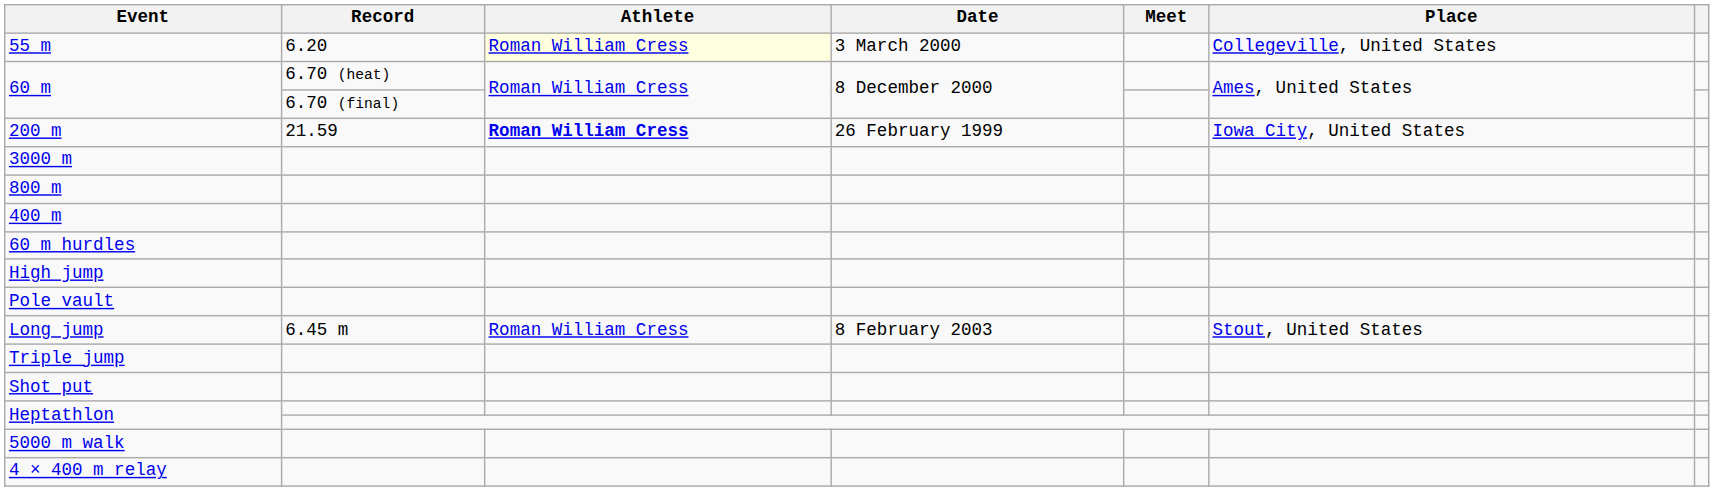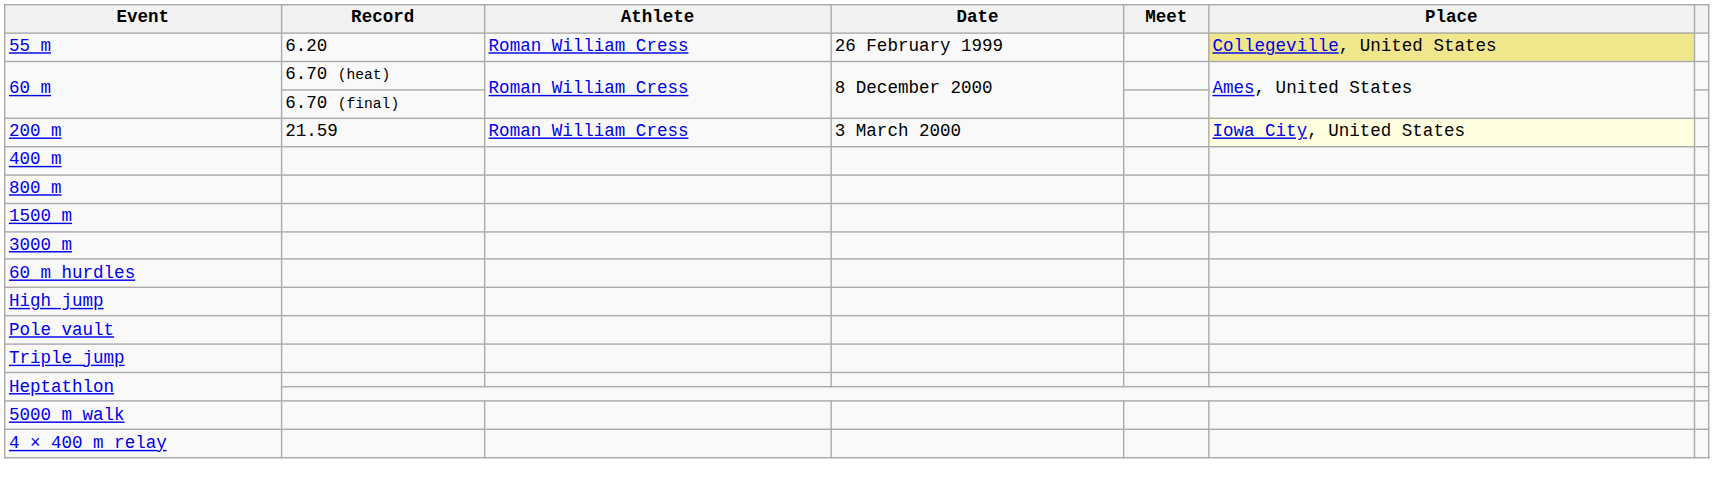(589, 48) lightyellow background -> (589, 48) no background
(898, 48) 3 March 2000 -> (919, 48) 26 February 1999
(1354, 48) no background -> (1354, 48) khaki background
(589, 132) bold -> (589, 132) normal
(919, 132) 26 February 1999 -> (898, 132) 3 March 2000
(1339, 132) no background -> (1339, 132) lightyellow background
rows swapped: (35, 217) <-> (40, 161)
+ row: (40, 217)
- row: (56, 331)
- row: (51, 387)
